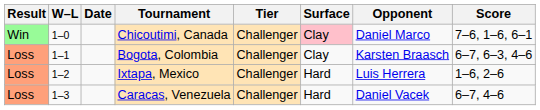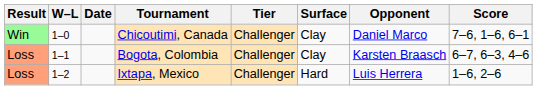(316, 34) pink background -> (313, 34) no background
- row: (174, 94)
